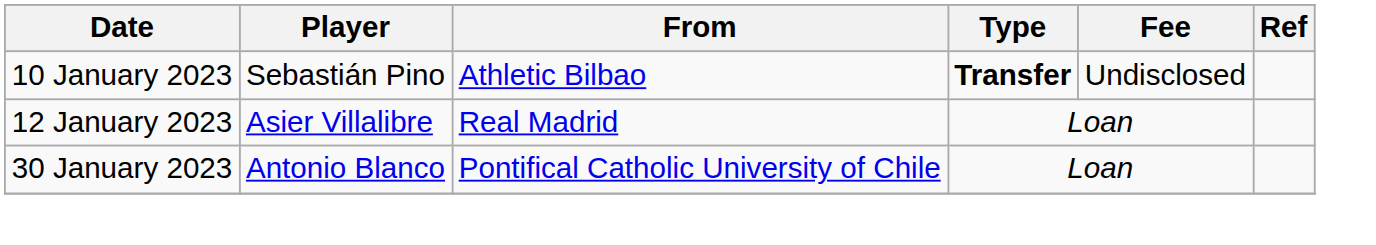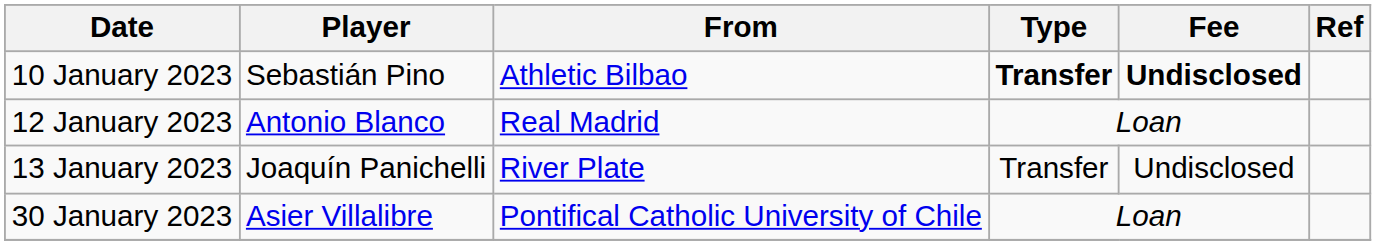(1165, 74) normal -> (1214, 74) bold
(339, 121) Asier Villalibre -> (345, 121) Antonio Blanco
+ row: (122, 168)
(345, 168) Antonio Blanco -> (339, 215) Asier Villalibre
